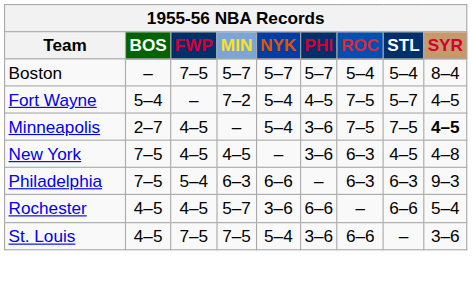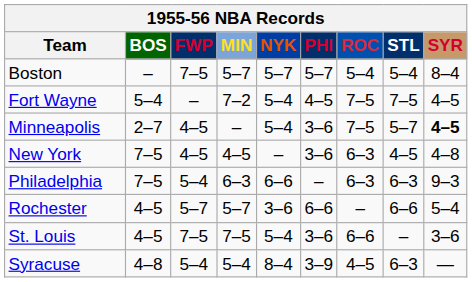(403, 100) 5–7 -> (403, 100) 7–5
(403, 127) 7–5 -> (403, 127) 5–7
(194, 209) 4–5 -> (194, 209) 5–7
+ row: (44, 263)
